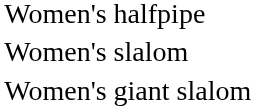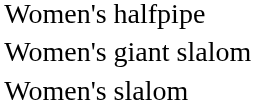rows swapped: (96, 52) <-> (128, 90)
